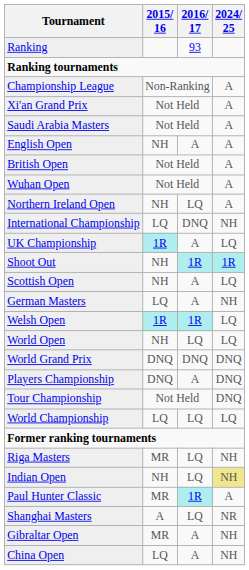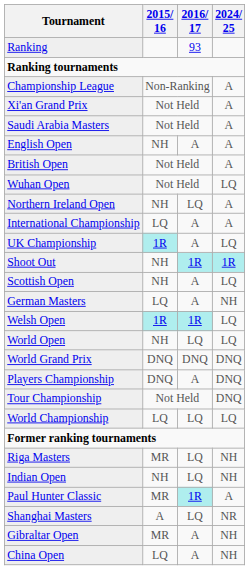(229, 183) A -> (229, 183) LQ
(195, 222) DNQ -> (195, 222) A
(229, 222) NH -> (229, 222) A
(229, 476) khaki background -> (229, 476) no background
